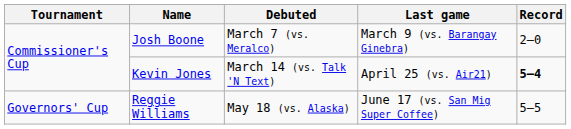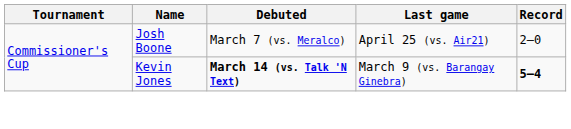(429, 41) March 9 (vs. Barangay Ginebra) -> (424, 41) April 25 (vs. Air21)
(287, 74) normal -> (278, 74) bold
(426, 74) April 25 (vs. Air21) -> (427, 74) March 9 (vs. Barangay Ginebra)
- row: (161, 107)
